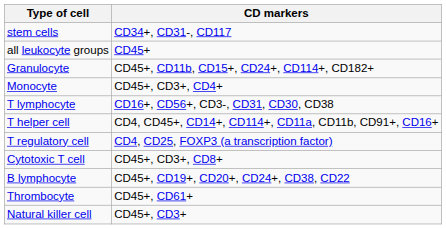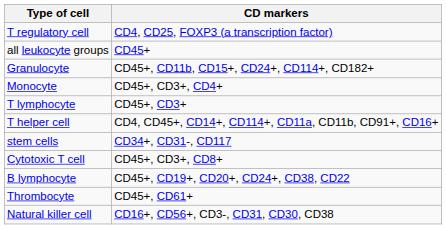rows swapped: (33, 31) <-> (48, 141)
(224, 104) CD16+, CD56+, CD3-, CD31, CD30, CD38 -> (150, 104) CD45+, CD3+
(150, 214) CD45+, CD3+ -> (224, 214) CD16+, CD56+, CD3-, CD31, CD30, CD38
